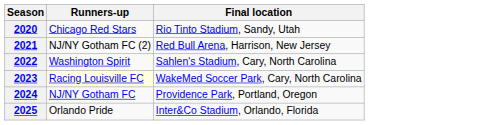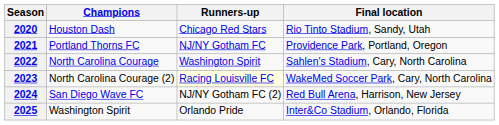+ column: (112, 12)
(100, 45) NJ/NY Gotham FC (2) -> (222, 45) NJ/NY Gotham FC
(243, 45) Red Bull Arena, Harrison, New Jersey -> (367, 45) Providence Park, Portland, Oregon
(92, 95) NJ/NY Gotham FC -> (230, 95) NJ/NY Gotham FC (2)
(236, 95) Providence Park, Portland, Oregon -> (373, 95) Red Bull Arena, Harrison, New Jersey
